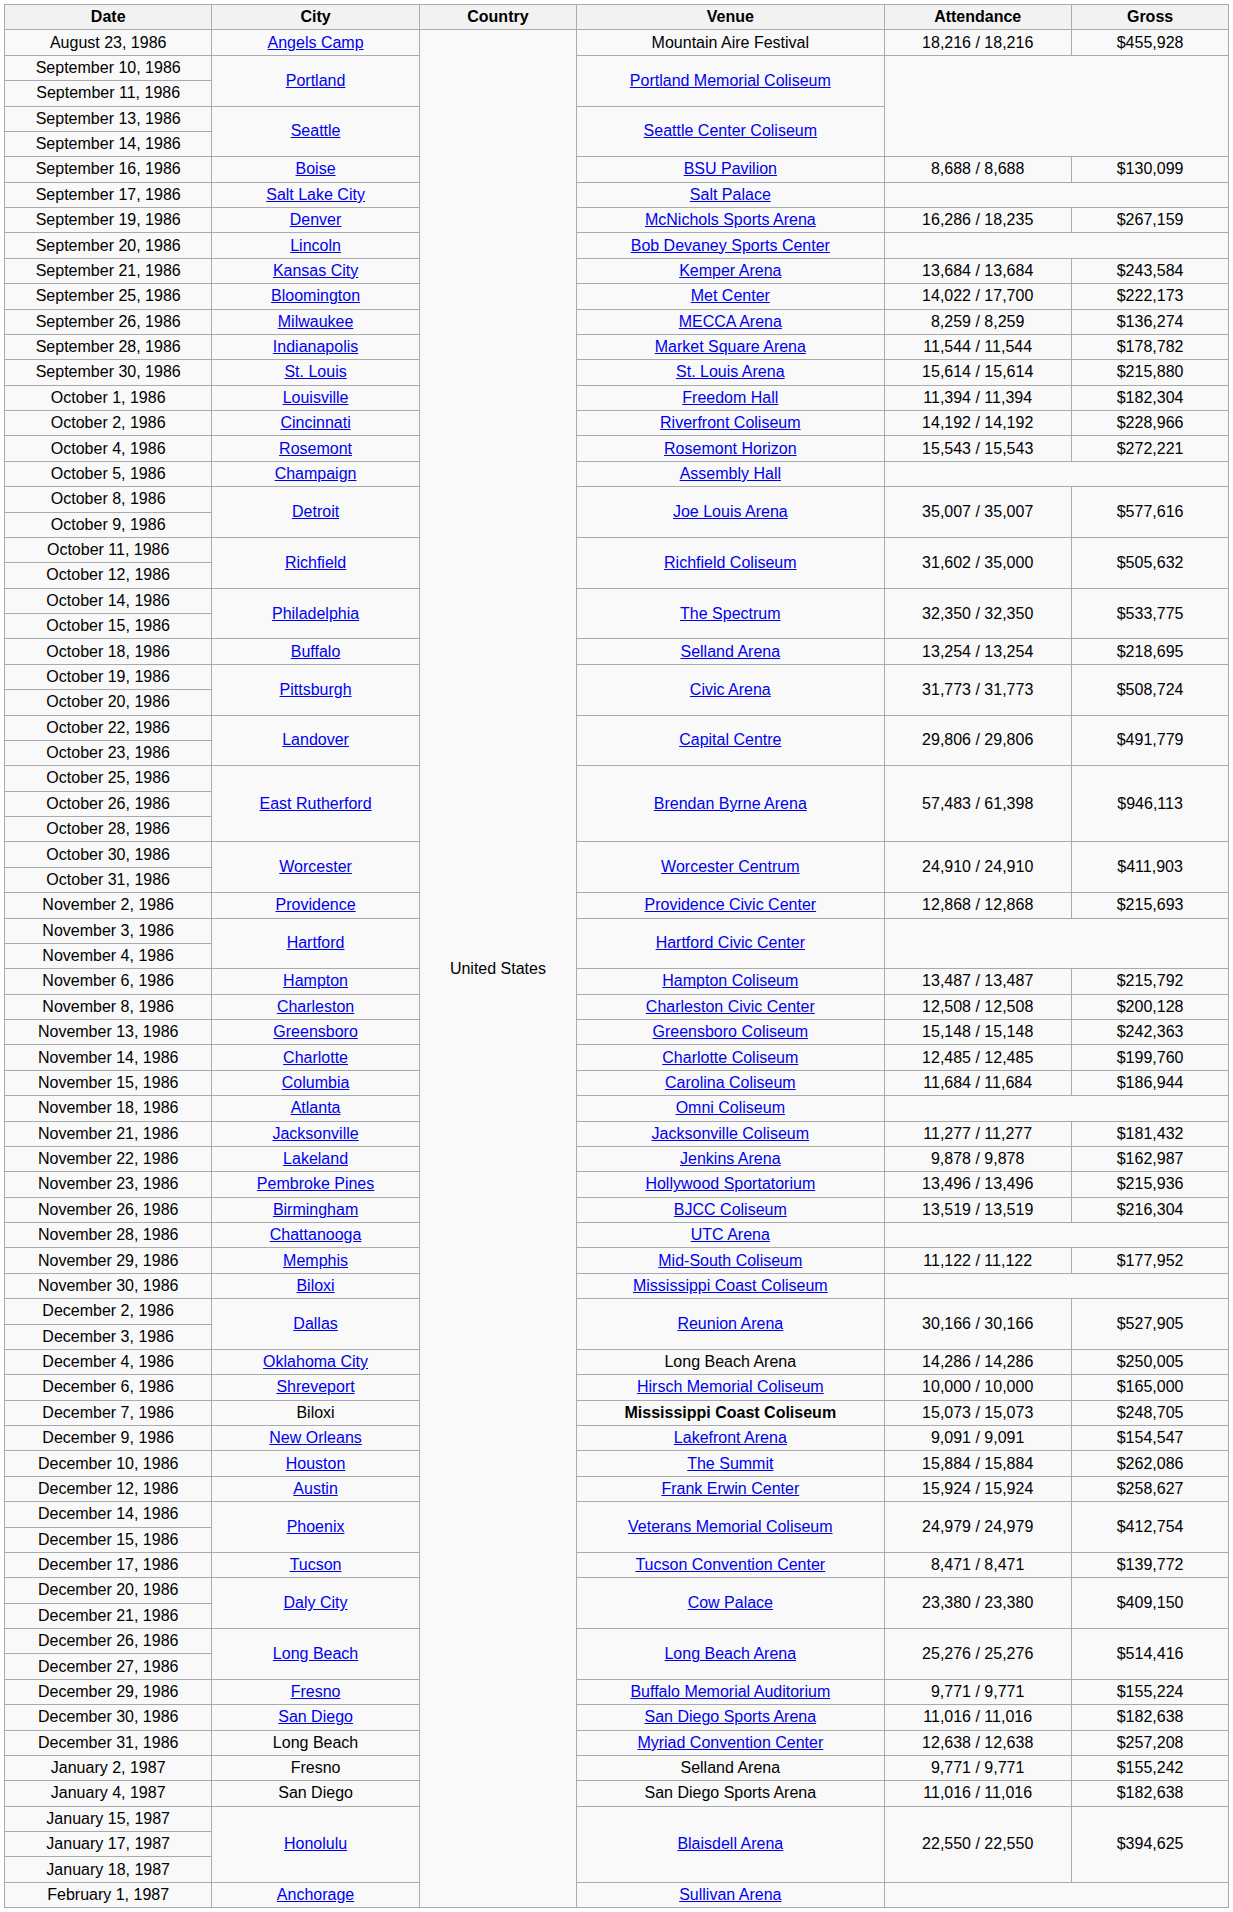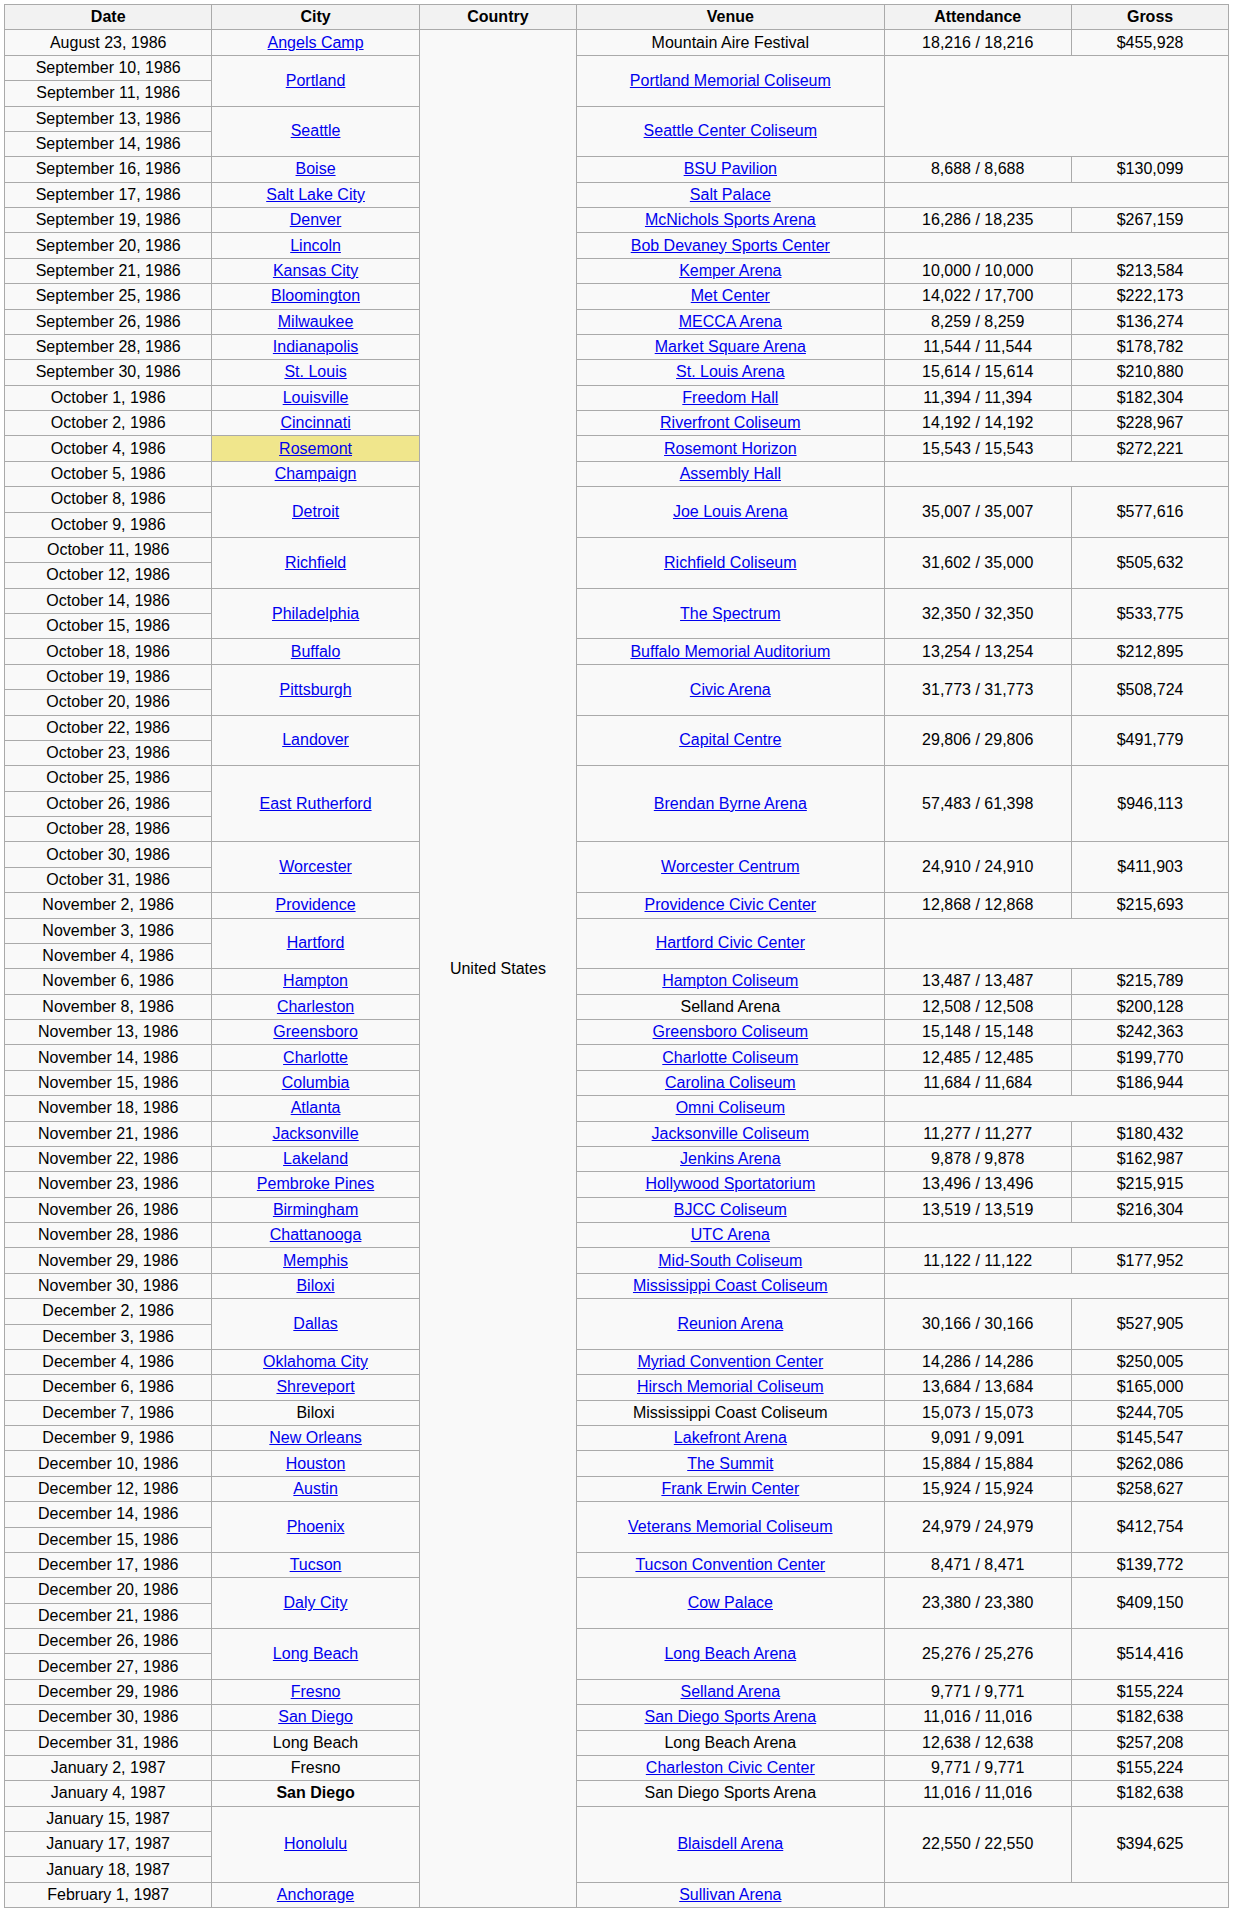(978, 270) 13,684 / 13,684 -> (978, 270) 10,000 / 10,000
(1150, 270) $243,584 -> (1150, 270) $213,584
(1150, 372) $215,880 -> (1150, 372) $210,880
(1150, 423) $228,966 -> (1150, 423) $228,967
(316, 448) no background -> (316, 448) khaki background
(730, 651) Selland Arena -> (730, 651) Buffalo Memorial Auditorium
(1150, 651) $218,695 -> (1150, 651) $212,895
(1150, 981) $215,792 -> (1150, 981) $215,789
(730, 1006) Charleston Civic Center -> (730, 1006) Selland Arena
(1150, 1057) $199,760 -> (1150, 1057) $199,770
(1150, 1133) $181,432 -> (1150, 1133) $180,432
(1150, 1184) $215,936 -> (1150, 1184) $215,915
(730, 1362) Long Beach Arena -> (730, 1362) Myriad Convention Center
(978, 1387) 10,000 / 10,000 -> (978, 1387) 13,684 / 13,684
(730, 1412) bold -> (730, 1412) normal
(1150, 1412) $248,705 -> (1150, 1412) $244,705
(1150, 1438) $154,547 -> (1150, 1438) $145,547
(730, 1691) Buffalo Memorial Auditorium -> (730, 1691) Selland Arena
(730, 1742) Myriad Convention Center -> (730, 1742) Long Beach Arena
(730, 1768) Selland Arena -> (730, 1768) Charleston Civic Center
(1150, 1768) $155,242 -> (1150, 1768) $155,224
(316, 1793) normal -> (316, 1793) bold
